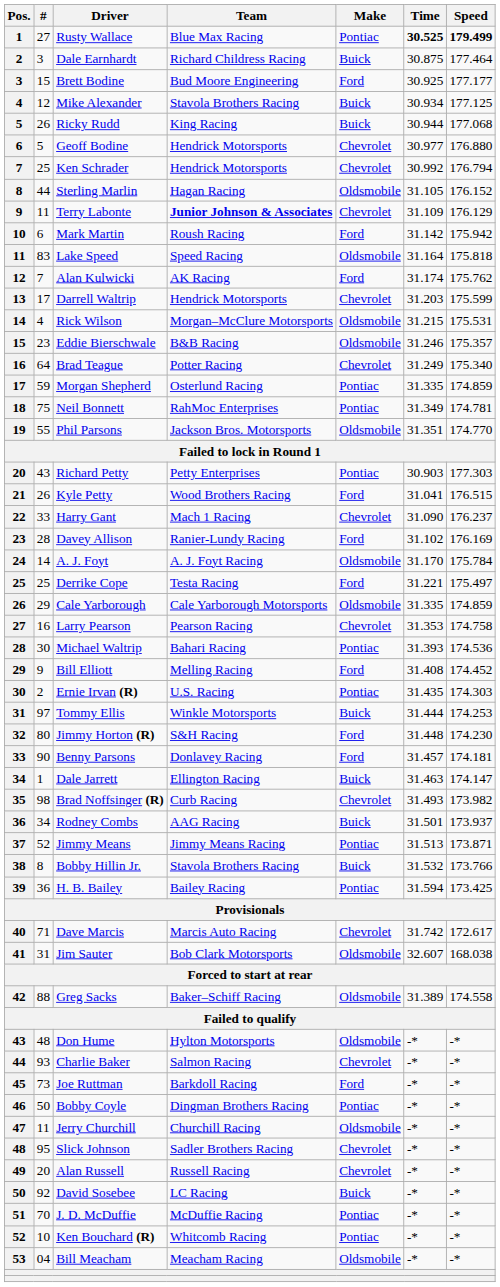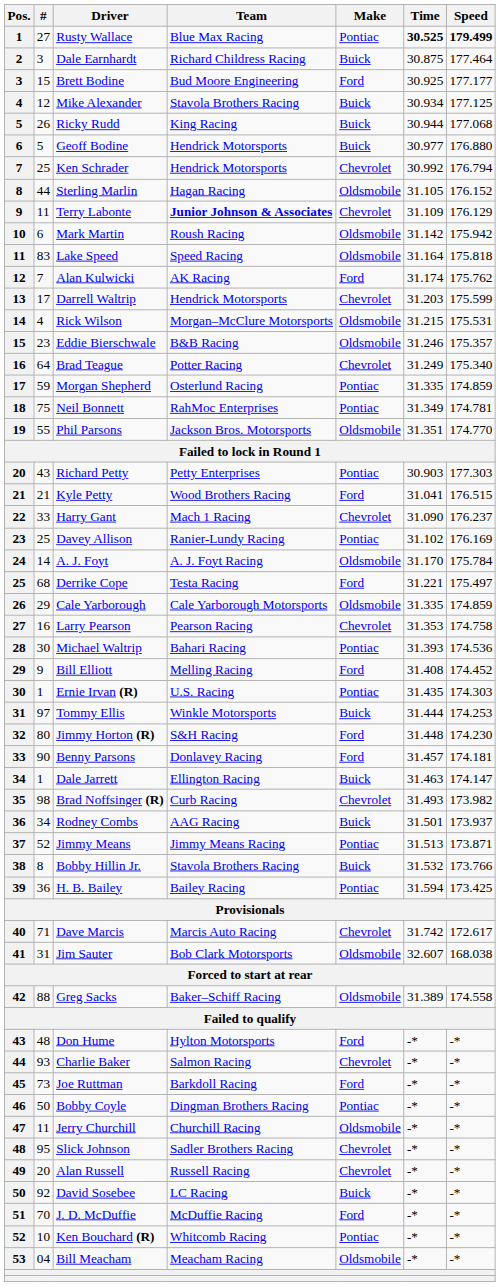(365, 146) Chevrolet -> (355, 146) Buick
(352, 233) Ford -> (370, 233) Oldsmobile
(43, 495) 26 -> (43, 495) 21
(43, 538) 28 -> (43, 538) 25
(352, 538) Ford -> (359, 538) Pontiac
(43, 582) 25 -> (43, 582) 68
(40, 691) 2 -> (40, 691) 1
(370, 1040) Oldsmobile -> (352, 1040) Ford
(359, 1214) Pontiac -> (352, 1214) Ford
